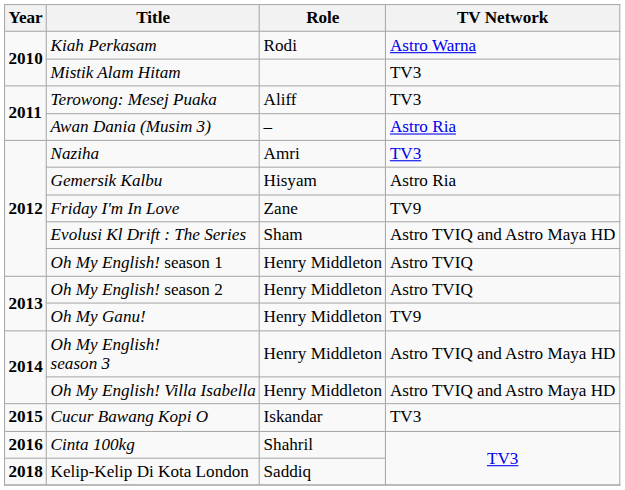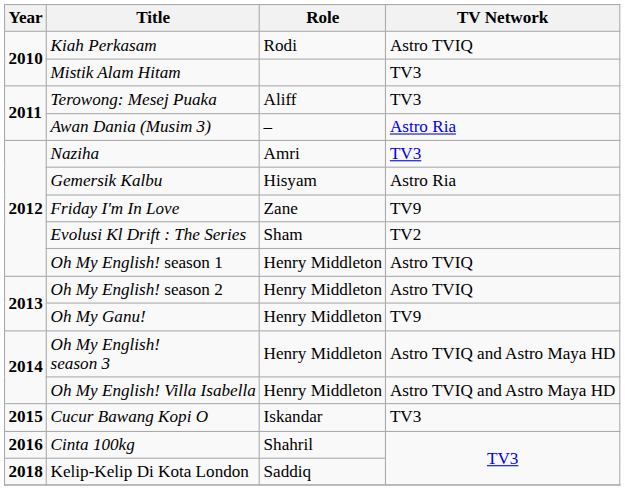(433, 45) Astro Warna -> (431, 45) Astro TVIQ
(503, 235) Astro TVIQ and Astro Maya HD -> (406, 235) TV2
